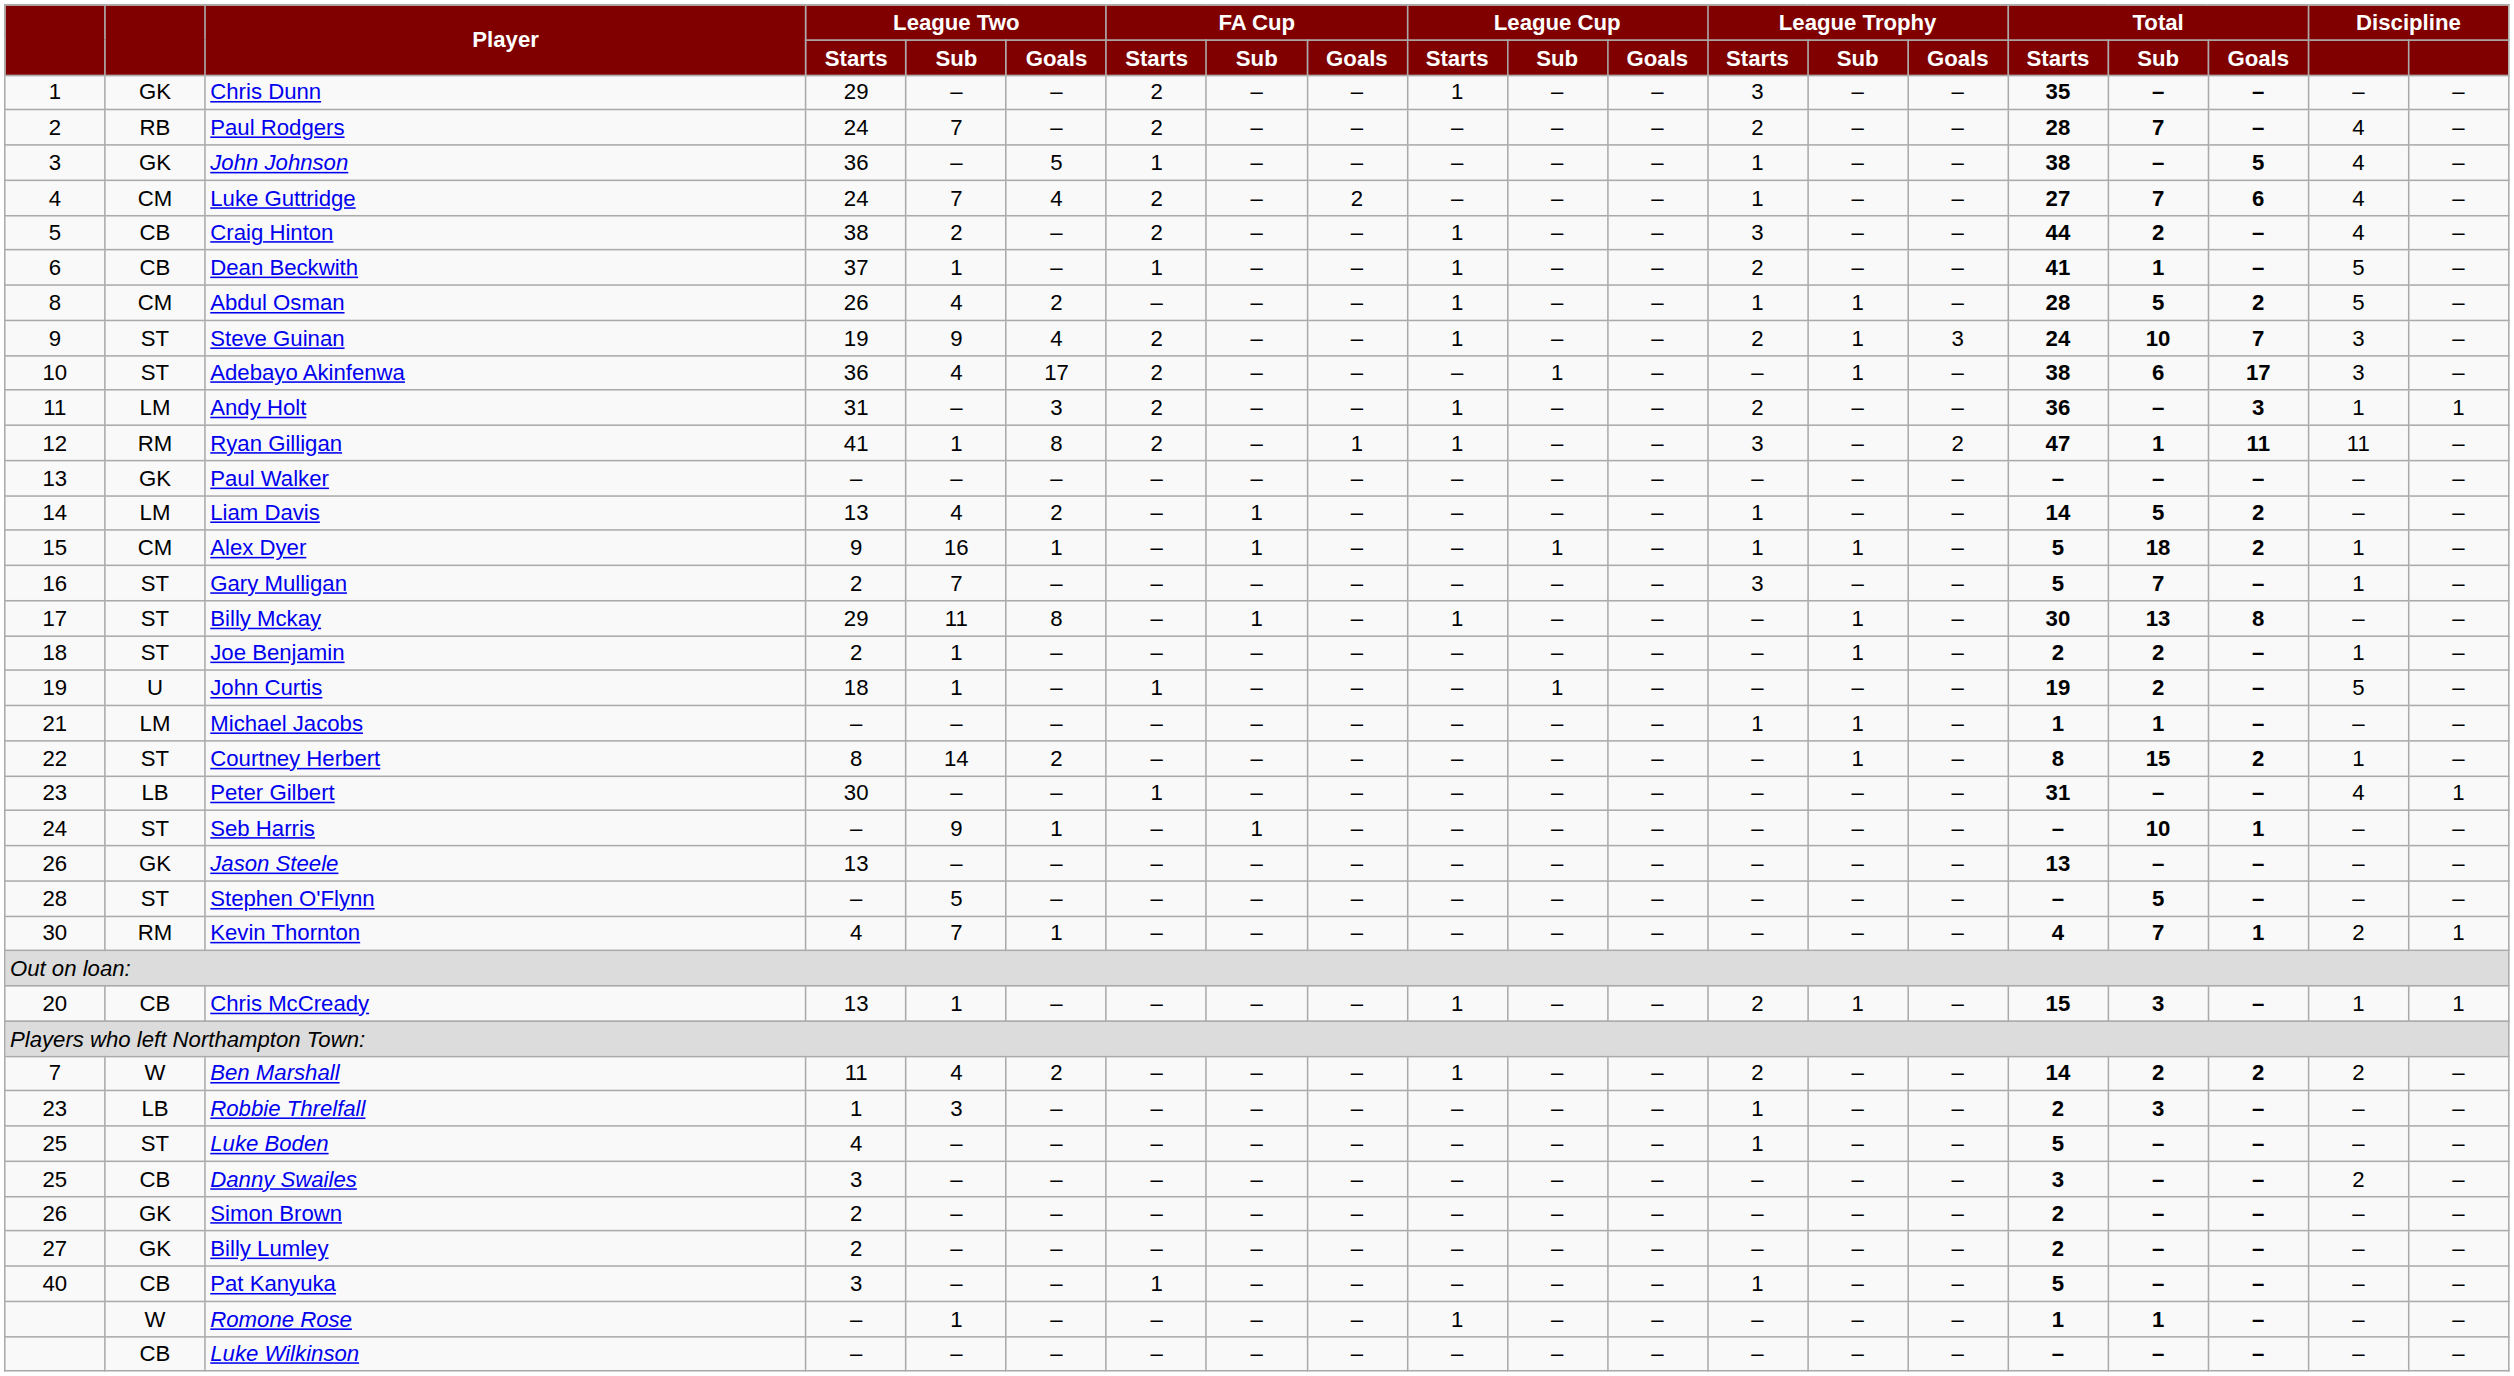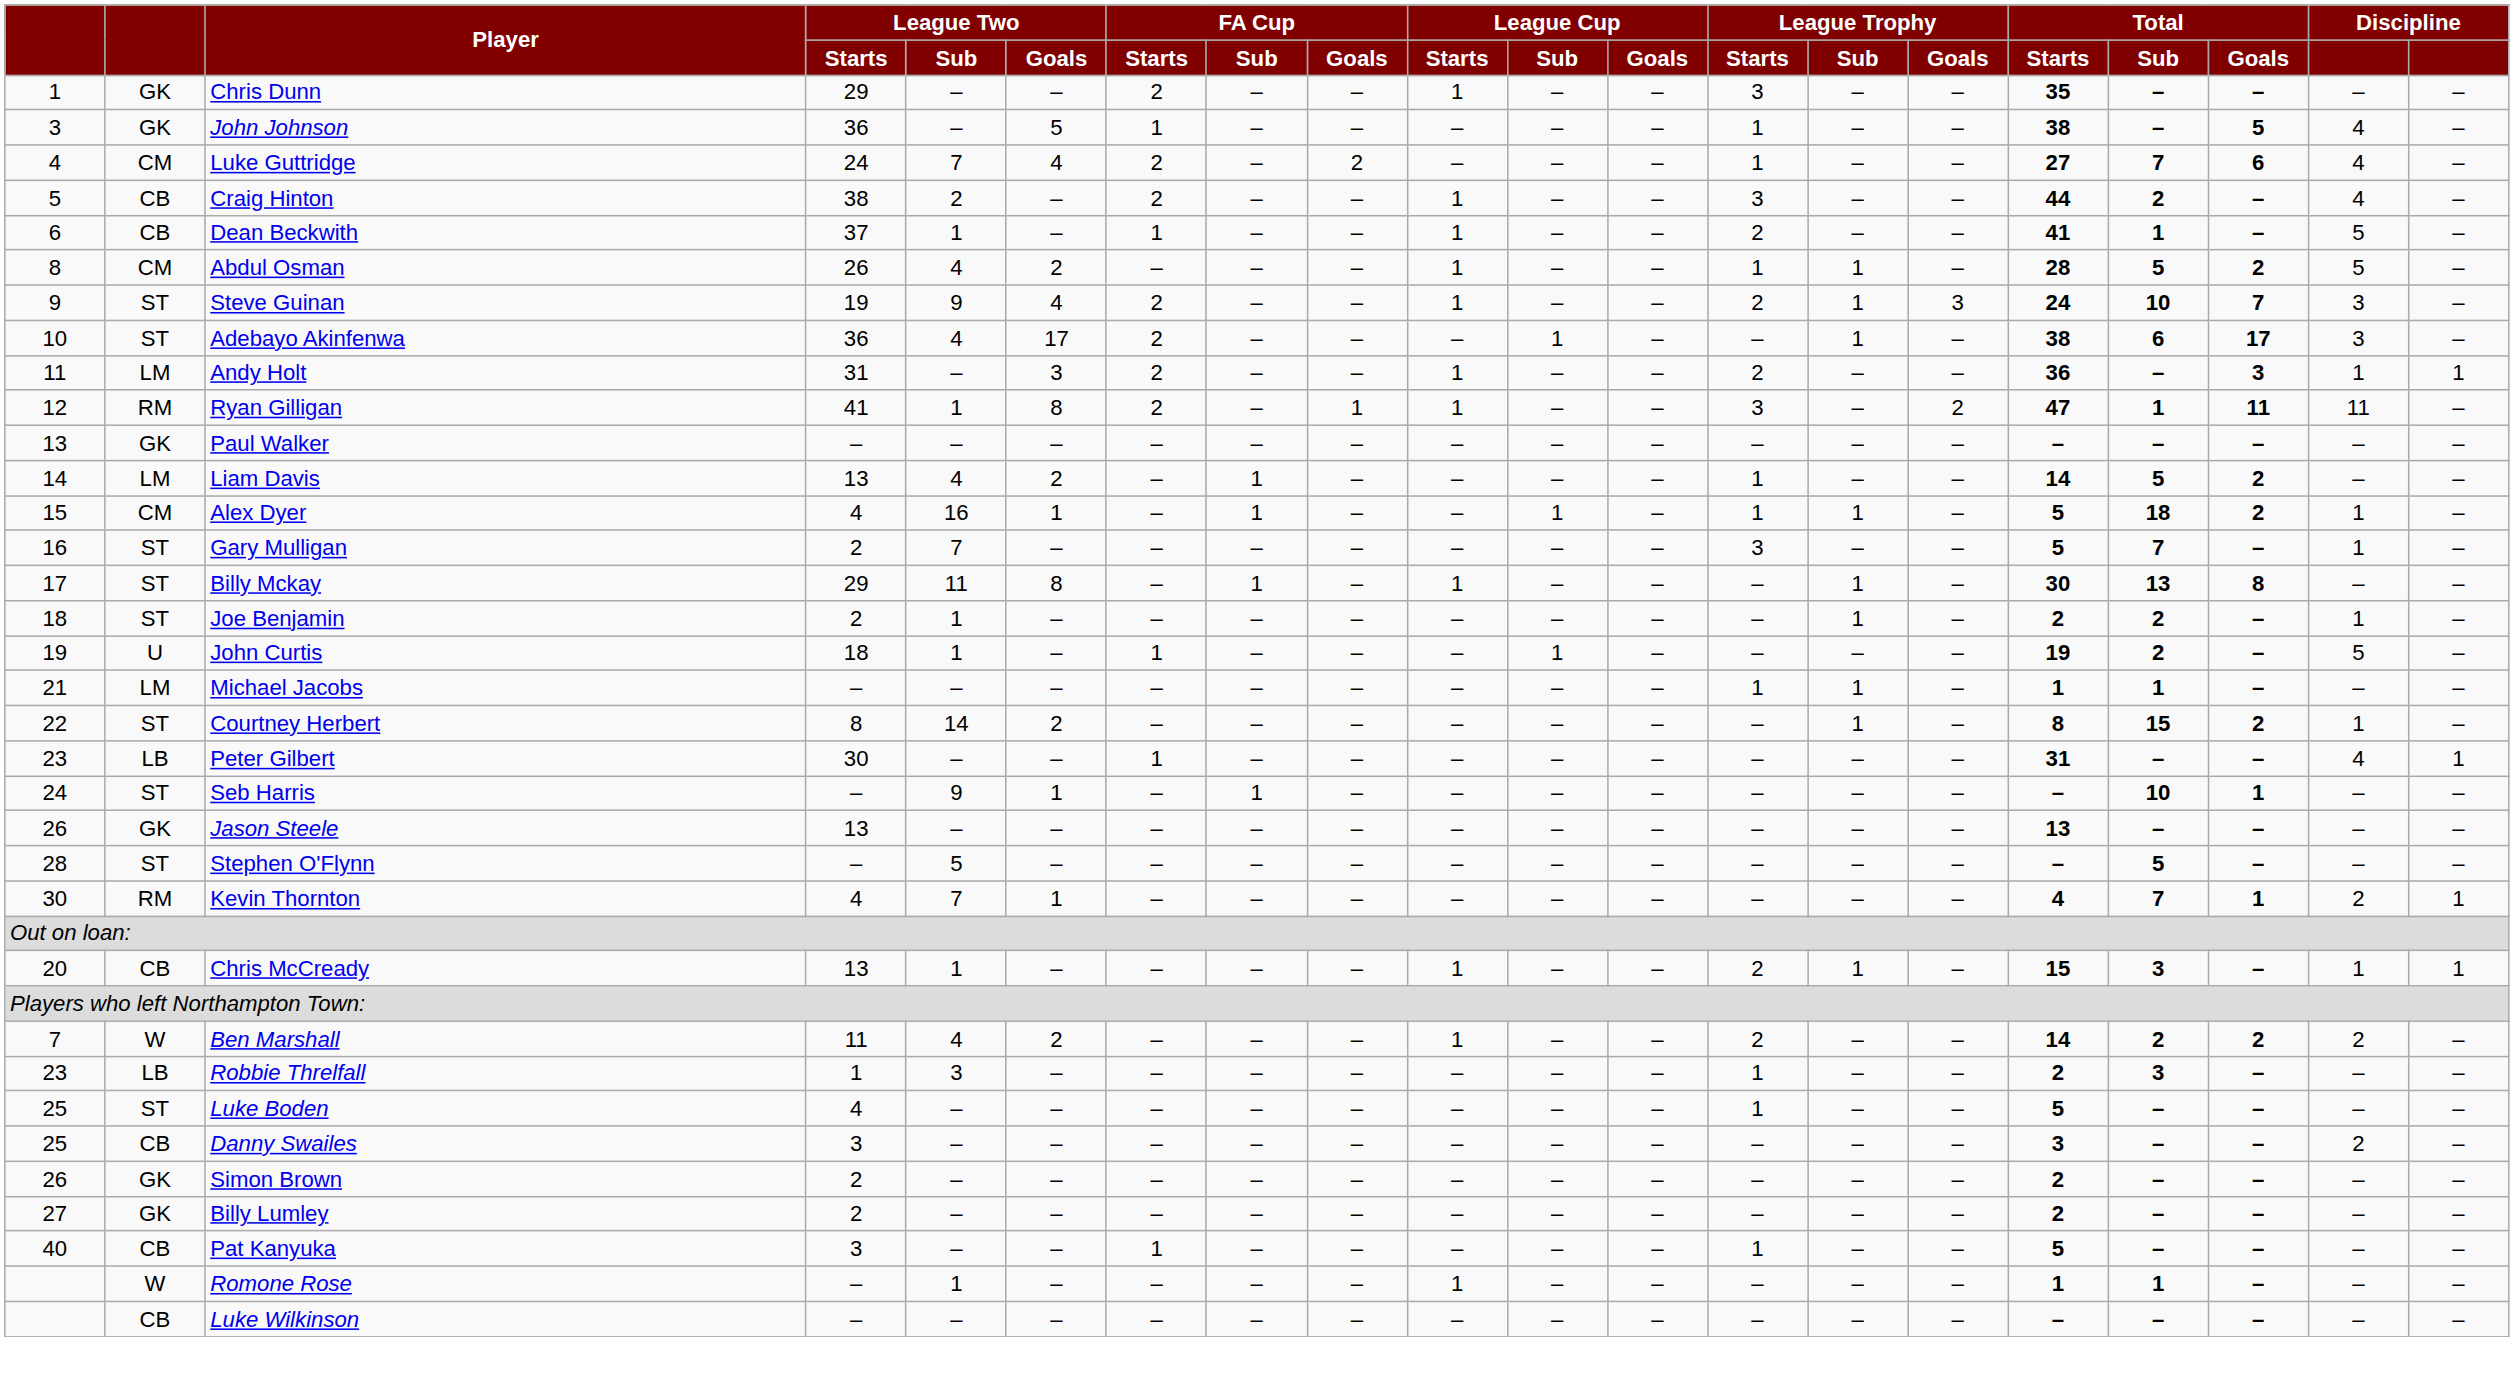- row: (277, 128)
(856, 548) 9 -> (856, 513) 4
